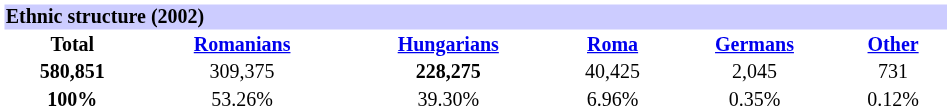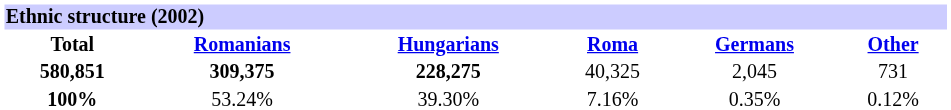(242, 71) normal -> (242, 71) bold
(613, 71) 40,425 -> (613, 71) 40,325
(242, 99) 53.26% -> (242, 99) 53.24%
(613, 99) 6.96% -> (613, 99) 7.16%
